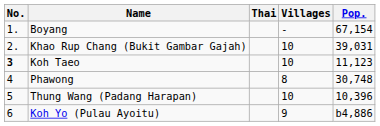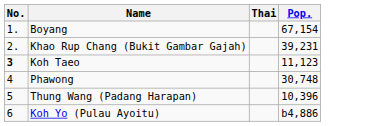- column: (306, 13)
(354, 46) 39,031 -> (300, 46) 39,231
